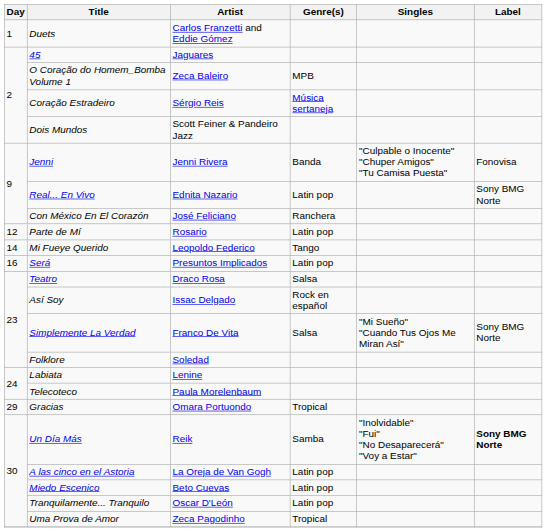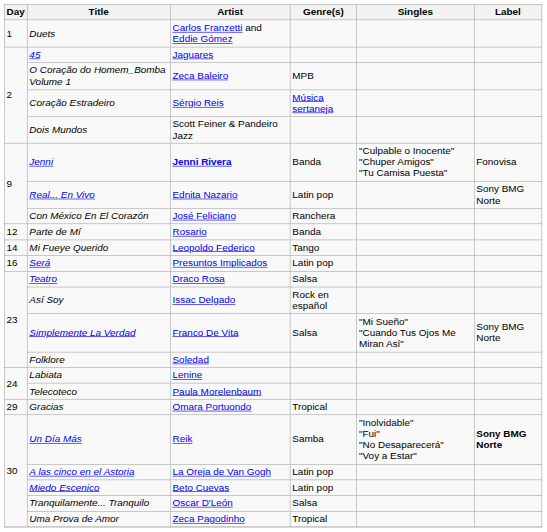(200, 162) normal -> (202, 162) bold
(313, 232) Latin pop -> (307, 232) Banda
(313, 503) Latin pop -> (305, 503) Salsa
